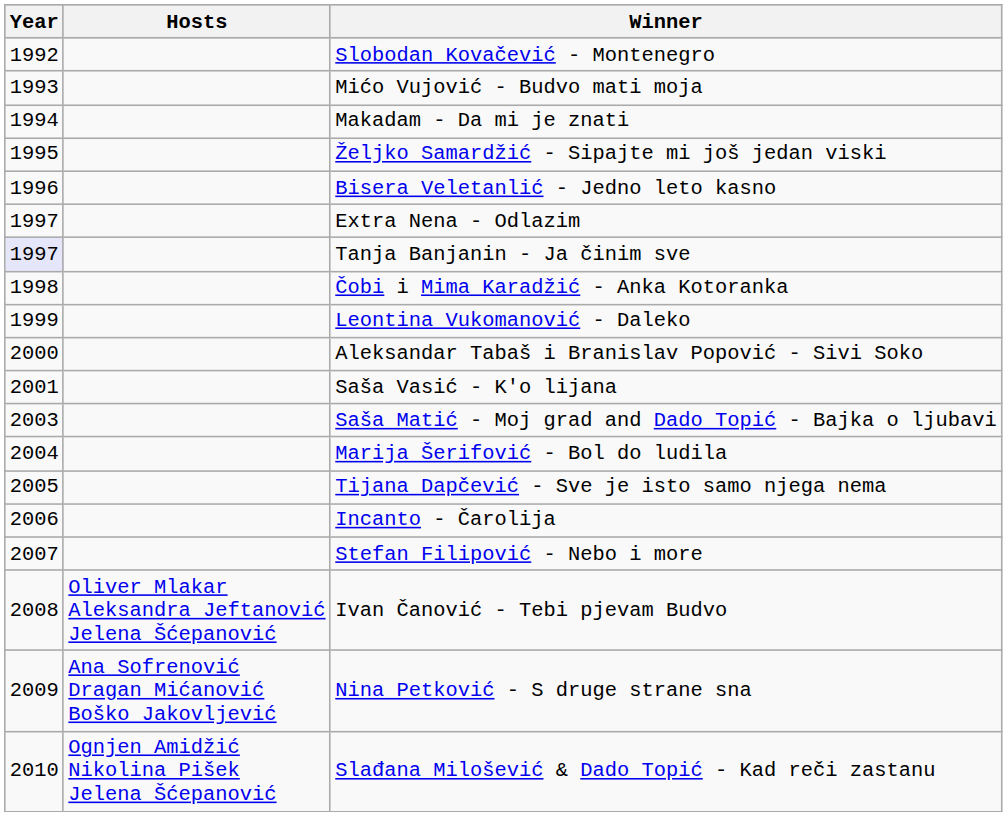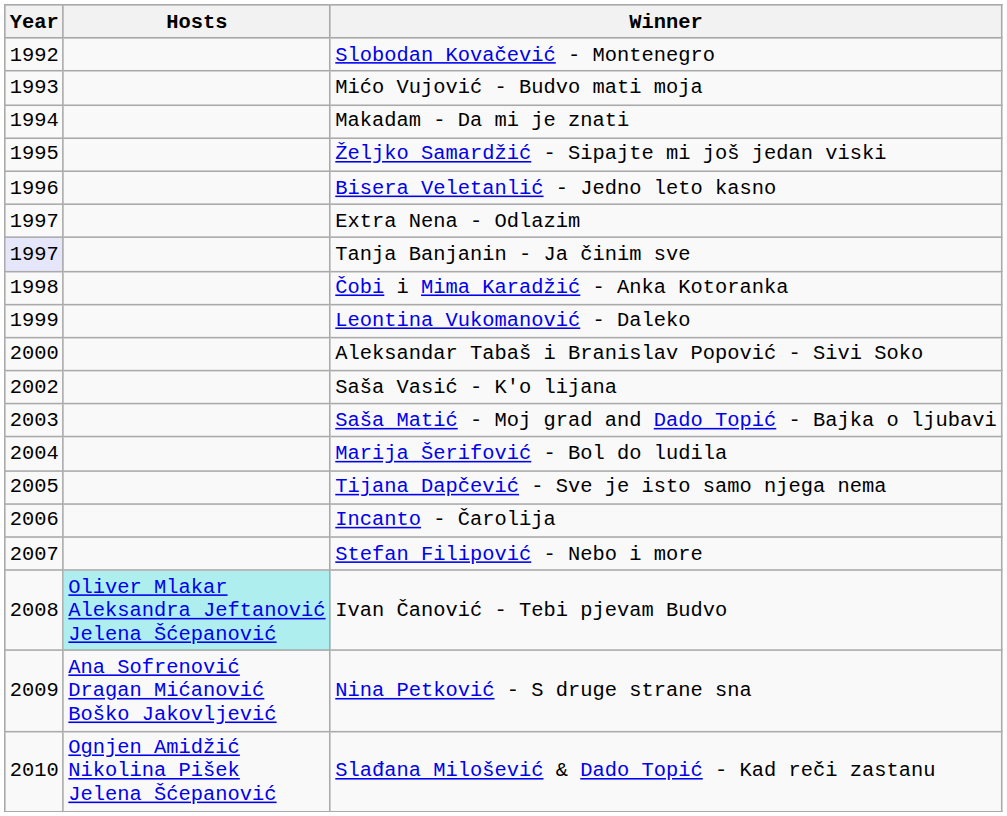(34, 387) 2001 -> (34, 387) 2002
(197, 610) no background -> (197, 610) paleturquoise background
